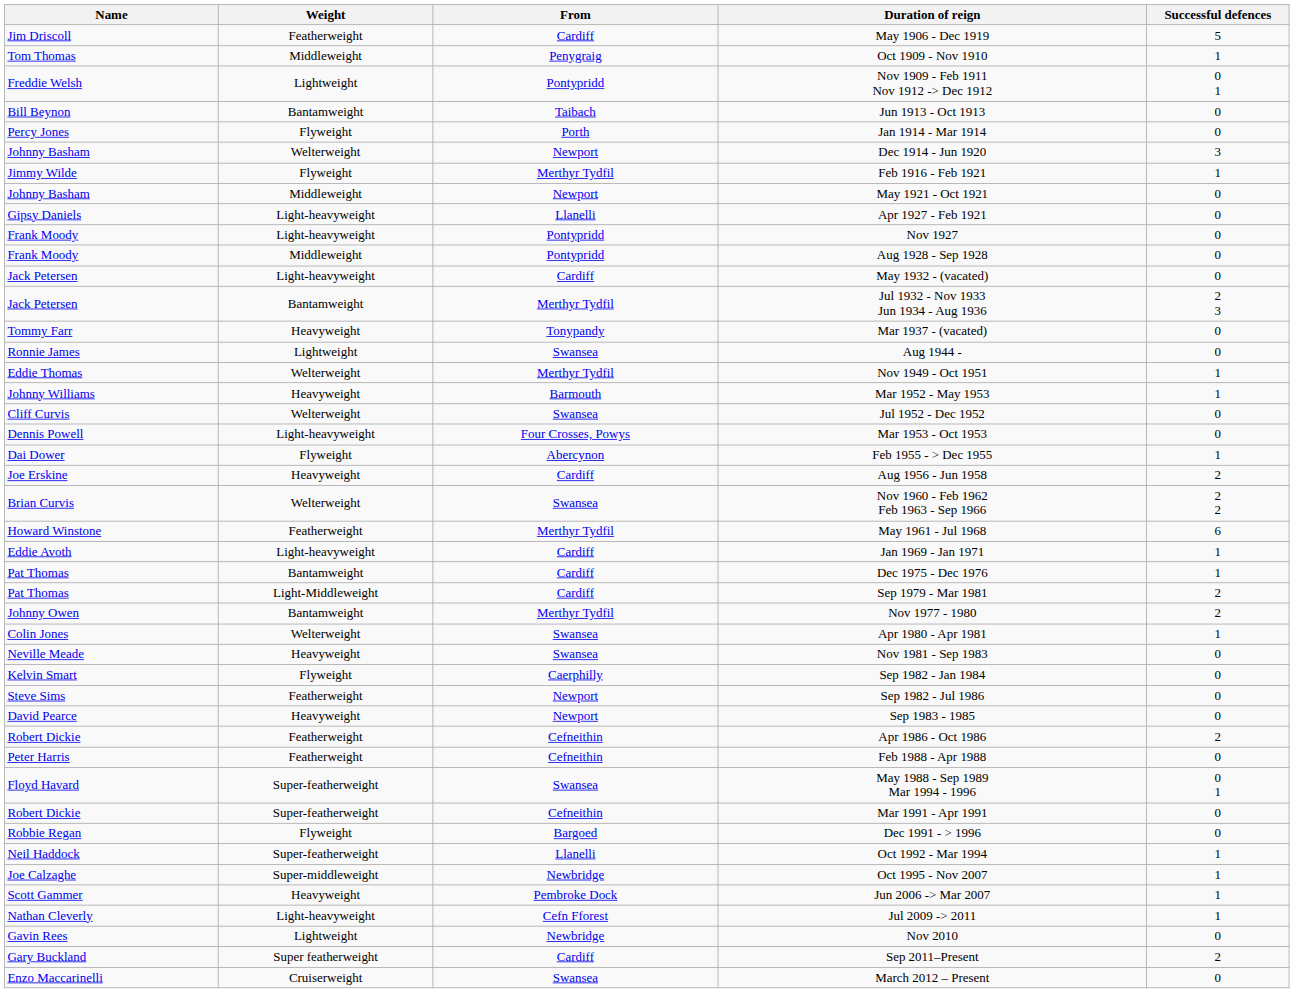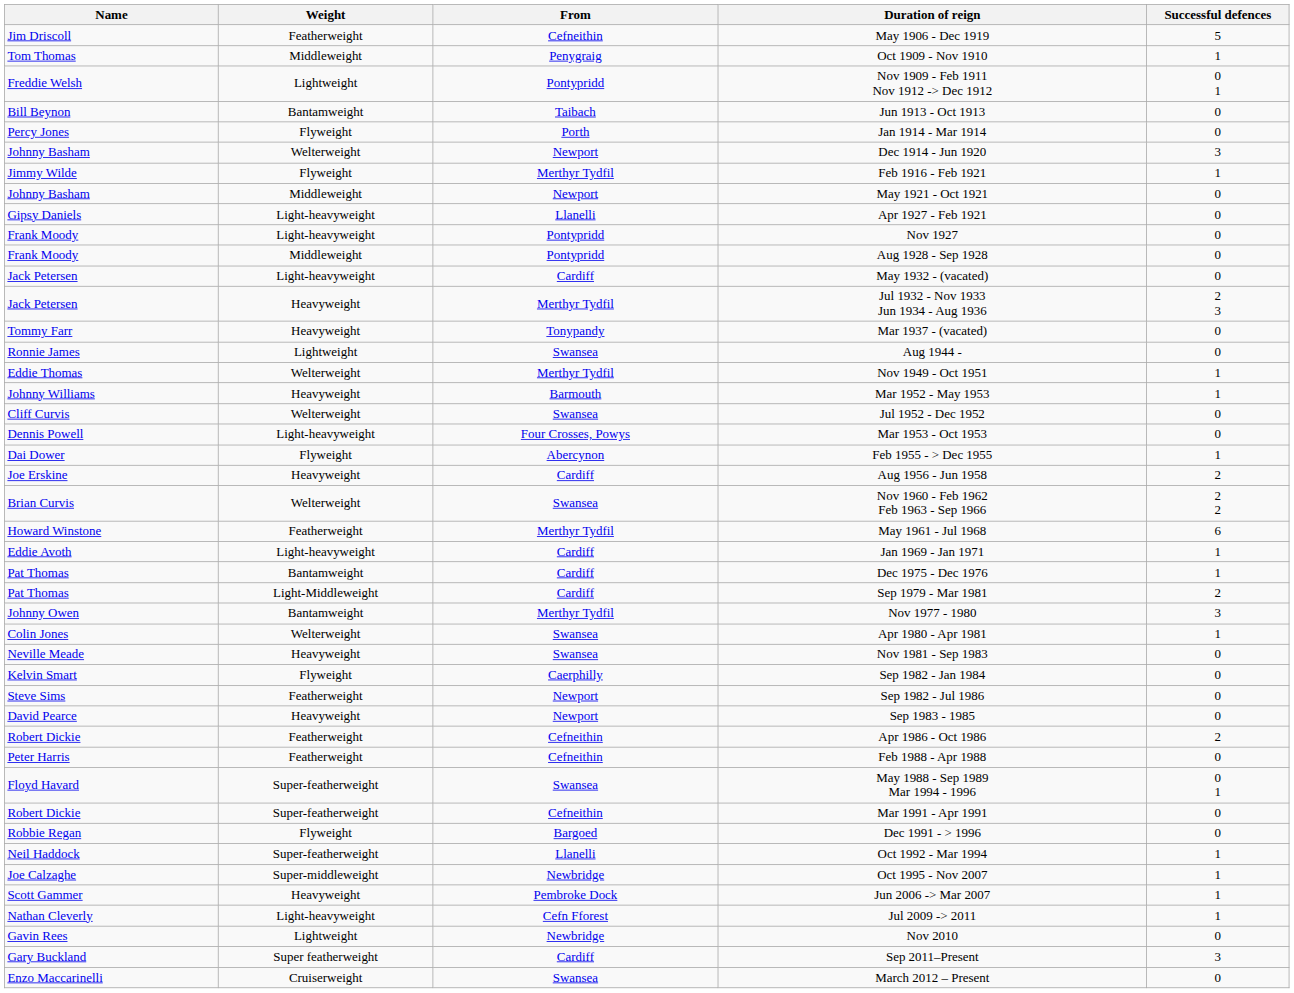(575, 35) Cardiff -> (575, 35) Cefneithin
(326, 303) Bantamweight -> (326, 303) Heavyweight
(1218, 613) 2 -> (1218, 613) 3
(1218, 956) 2 -> (1218, 956) 3
